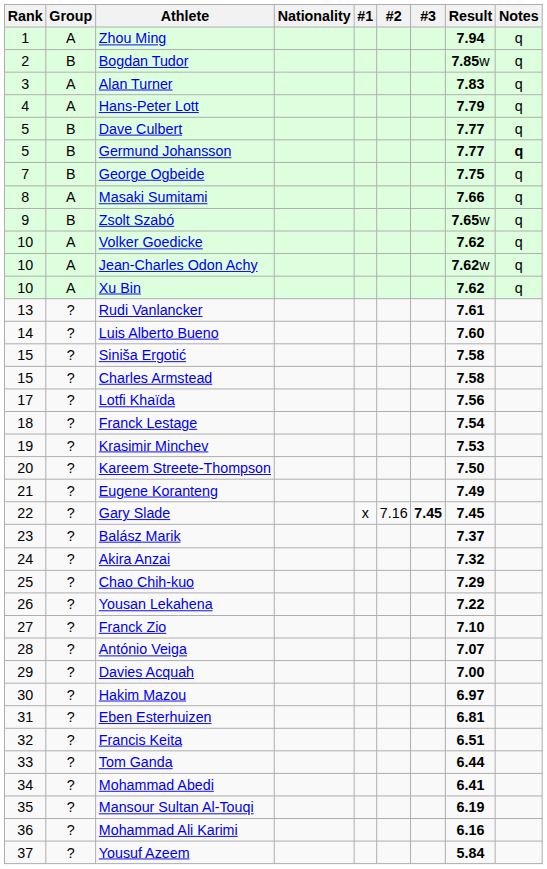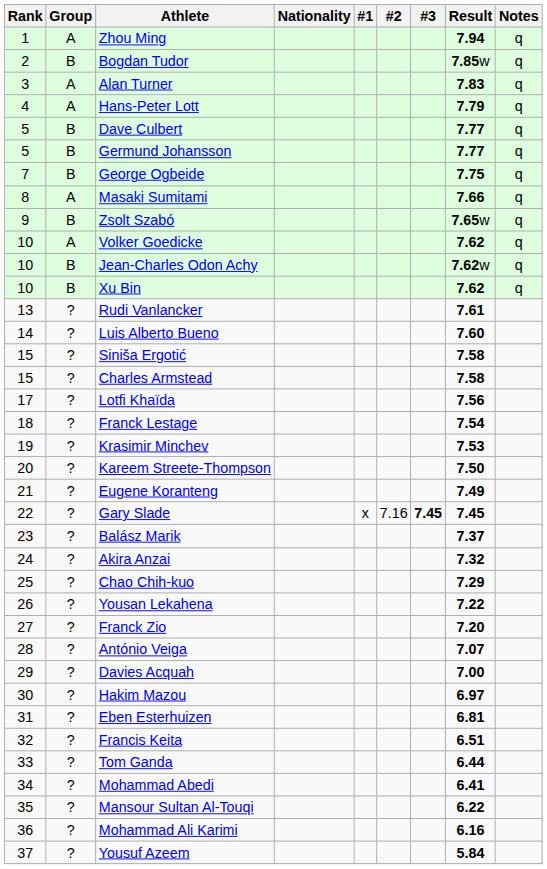(519, 152) bold -> (519, 152) normal
(71, 265) A -> (71, 265) B
(71, 287) A -> (71, 287) B
(470, 627) 7.10 -> (470, 627) 7.20
(470, 808) 6.19 -> (470, 808) 6.22
